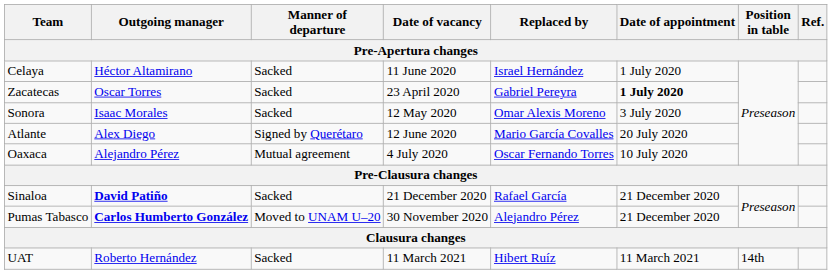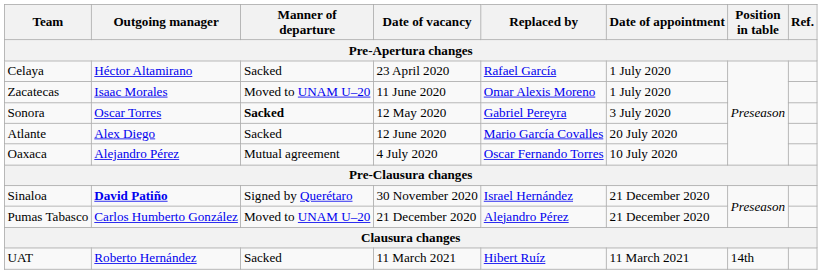(421, 71) 11 June 2020 -> (413, 71) 23 April 2020
(539, 71) Israel Hernández -> (520, 71) Rafael García
(128, 92) Oscar Torres -> (131, 92) Isaac Morales
(273, 92) Sacked -> (307, 92) Moved to UNAM U–20
(423, 92) 23 April 2020 -> (411, 92) 11 June 2020
(535, 92) Gabriel Pereyra -> (540, 92) Omar Alexis Moreno
(652, 92) bold -> (640, 92) normal
(131, 112) Isaac Morales -> (128, 112) Oscar Torres
(273, 112) normal -> (264, 112) bold
(550, 112) Omar Alexis Moreno -> (525, 112) Gabriel Pereyra
(308, 133) Signed by Querétaro -> (263, 133) Sacked
(273, 196) Sacked -> (298, 196) Signed by Querétaro
(437, 196) 21 December 2020 -> (427, 196) 30 November 2020
(530, 196) Rafael García -> (528, 196) Israel Hernández
(171, 216) bold -> (166, 216) normal
(437, 216) 30 November 2020 -> (426, 216) 21 December 2020
